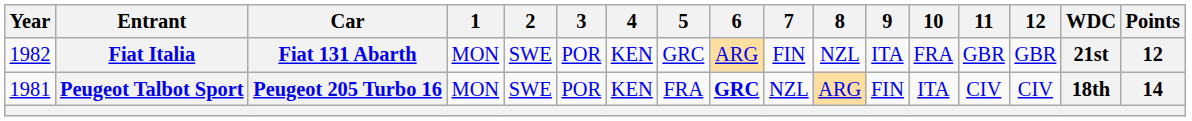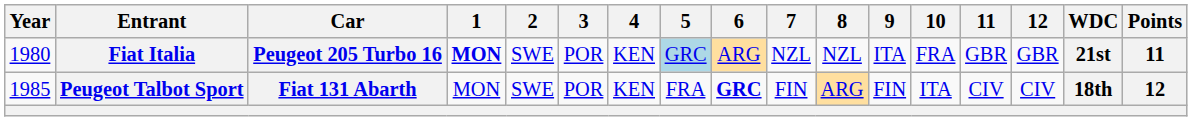(30, 54) 1982 -> (30, 54) 1980
(348, 54) Fiat 131 Abarth -> (348, 54) Peugeot 205 Turbo 16
(475, 54) normal -> (476, 54) bold
(683, 54) no background -> (686, 54) lightblue background
(789, 54) FIN -> (791, 54) NZL
(1153, 54) 12 -> (1155, 54) 11
(30, 88) 1981 -> (30, 88) 1985
(348, 88) Peugeot 205 Turbo 16 -> (348, 88) Fiat 131 Abarth
(789, 88) NZL -> (791, 88) FIN
(1153, 88) 14 -> (1155, 88) 12
